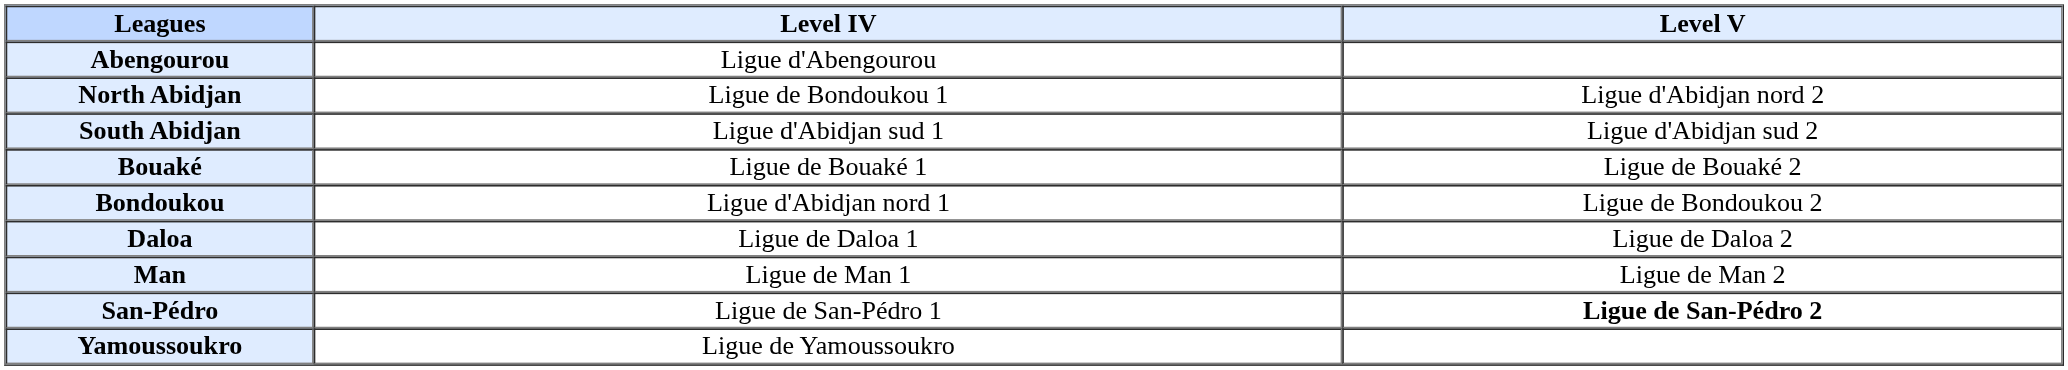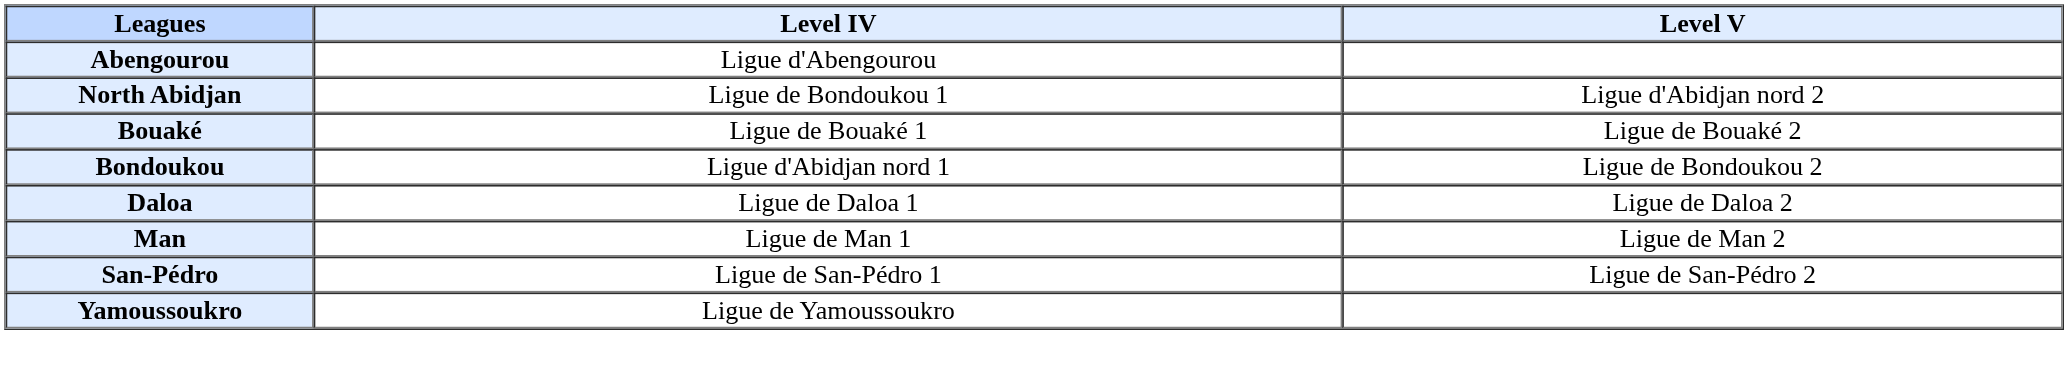- row: (160, 130)
(1703, 310) bold -> (1703, 274) normal
